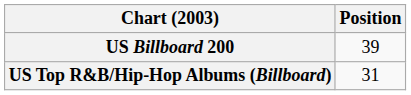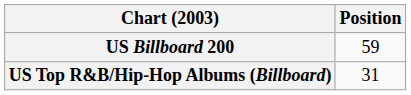(370, 47) 39 -> (370, 47) 59
